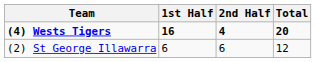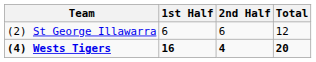rows swapped: (82, 48) <-> (59, 31)
